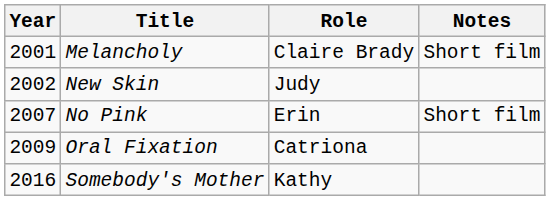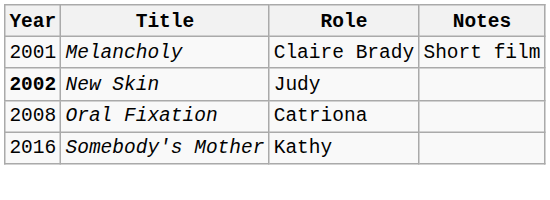(33, 84) normal -> (33, 84) bold
- row: (106, 116)
(33, 148) 2009 -> (33, 116) 2008
